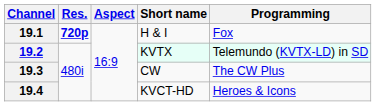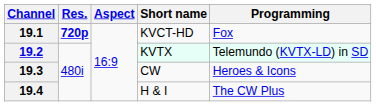(154, 33) H & I -> (167, 33) KVCT-HD
(249, 71) The CW Plus -> (254, 71) Heroes & Icons
(167, 91) KVCT-HD -> (154, 91) H & I
(254, 91) Heroes & Icons -> (249, 91) The CW Plus
